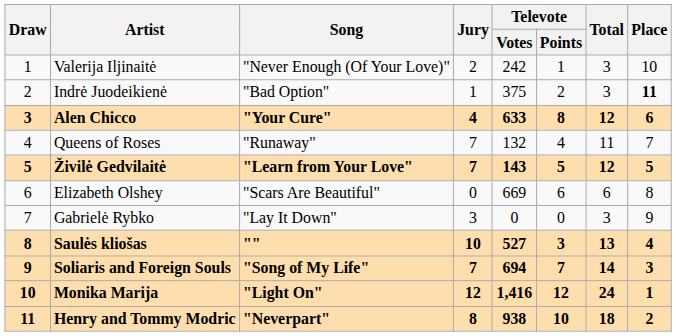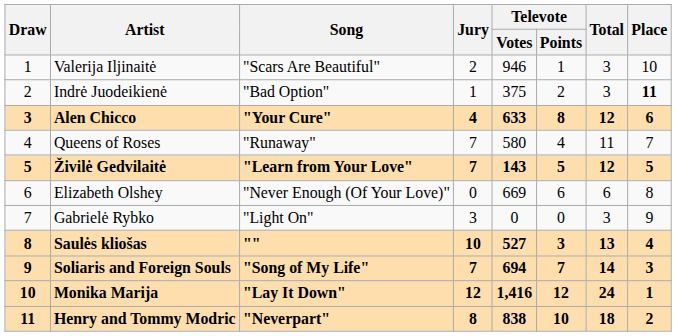(346, 67) "Never Enough (Of Your Love)" -> (311, 67) "Scars Are Beautiful"
(514, 67) 242 -> (514, 67) 946
(514, 142) 132 -> (514, 142) 580
(311, 192) "Scars Are Beautiful" -> (346, 192) "Never Enough (Of Your Love)"
(290, 218) "Lay It Down" -> (278, 218) "Light On"
(283, 293) "Light On" -> (294, 293) "Lay It Down"
(514, 318) 938 -> (514, 318) 838
